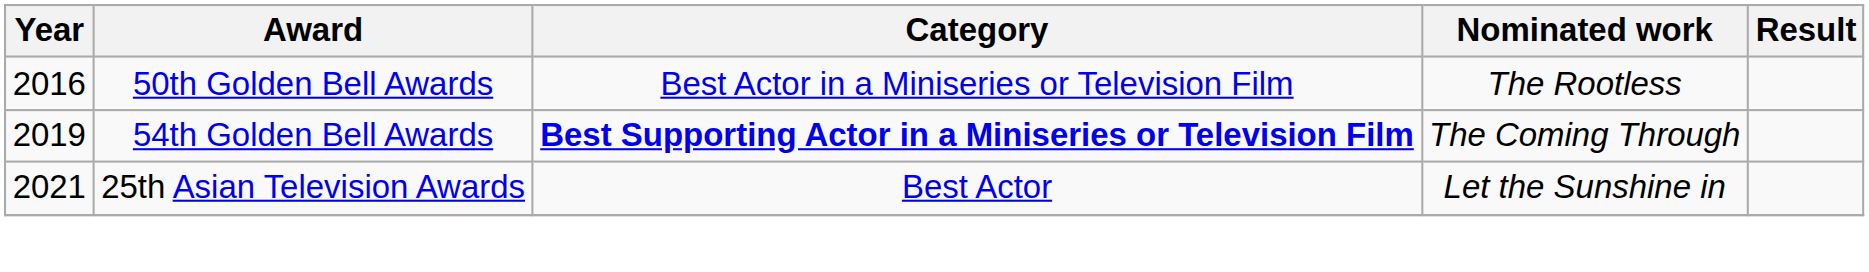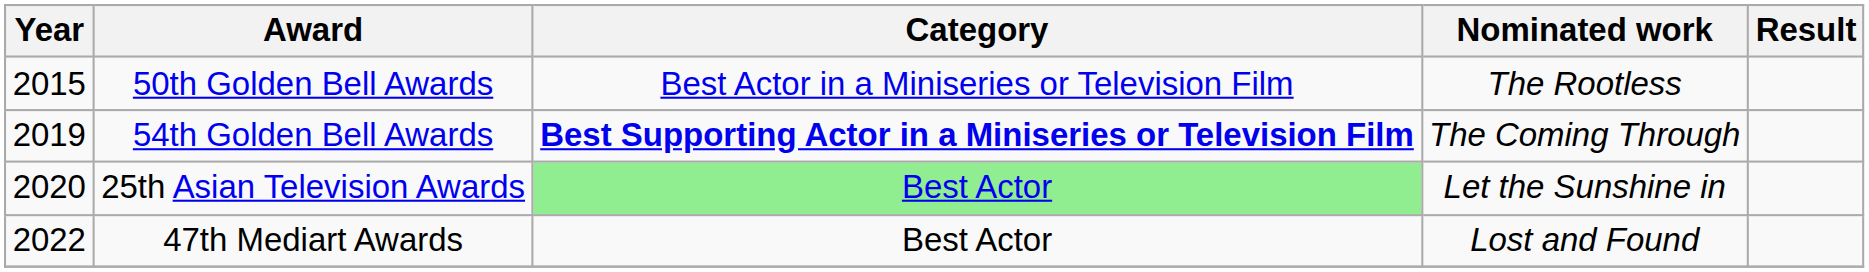(49, 82) 2016 -> (49, 82) 2015
(49, 187) 2021 -> (49, 187) 2020
(977, 187) no background -> (977, 187) lightgreen background
+ row: (313, 239)
